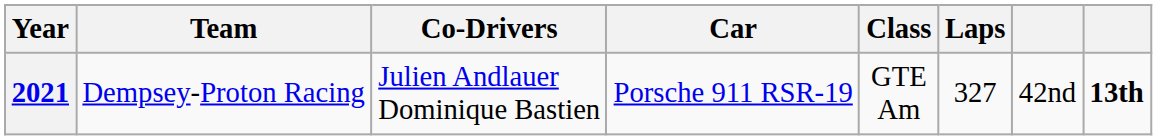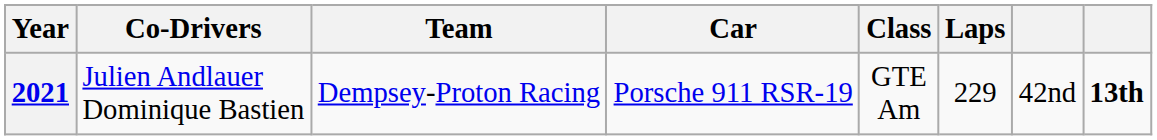columns swapped: (224, 28) <-> (489, 28)
(975, 92) 327 -> (975, 92) 229
